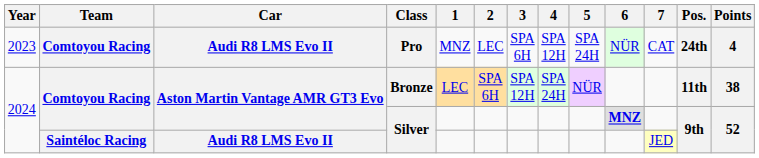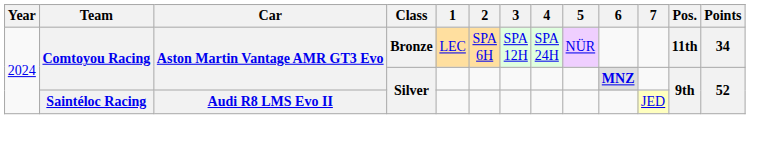- row: (96, 46)
(733, 86) 38 -> (723, 46) 34
